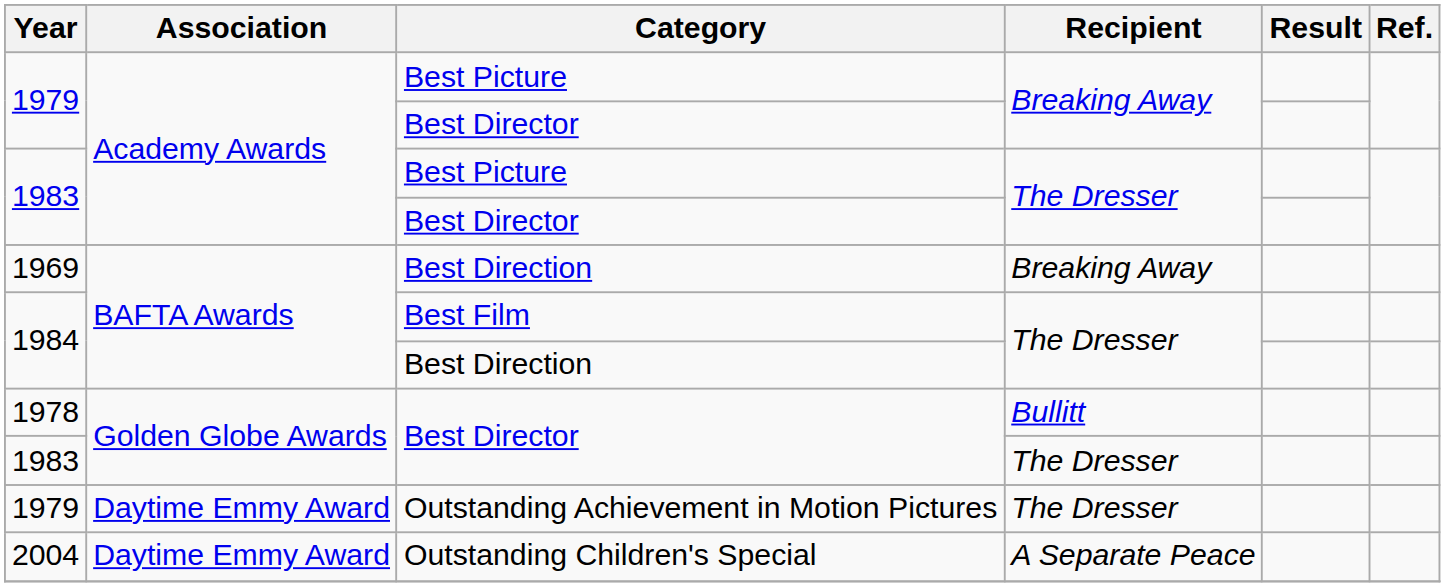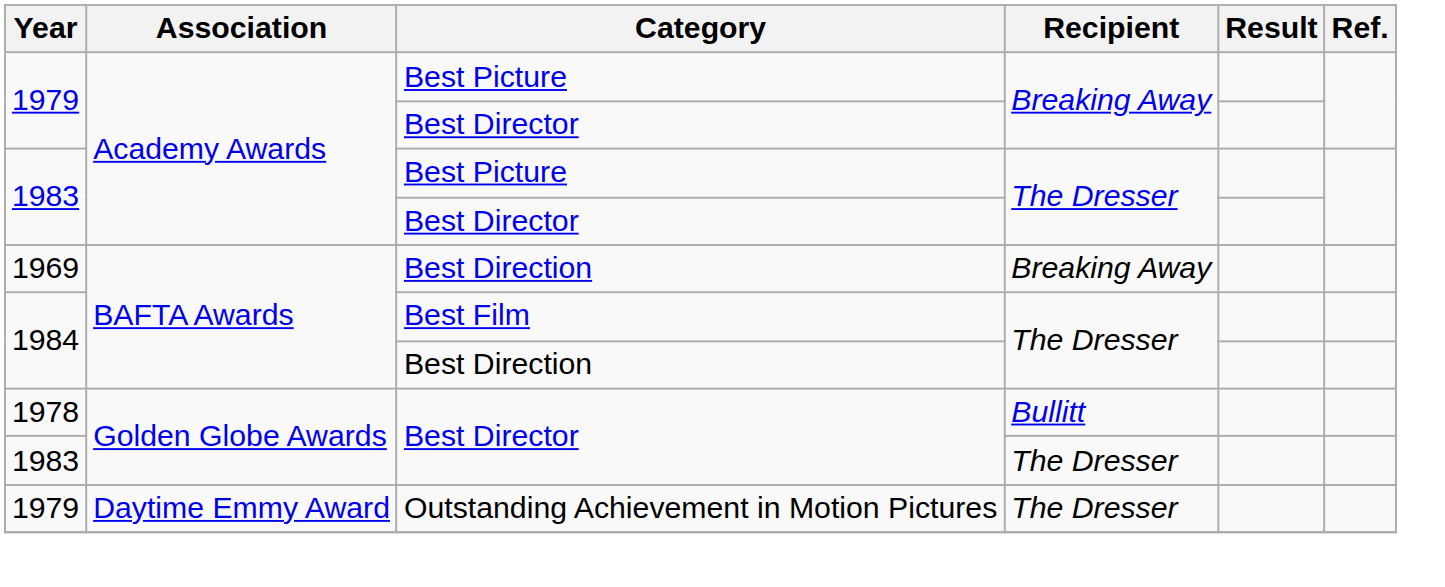- row: (46, 556)
